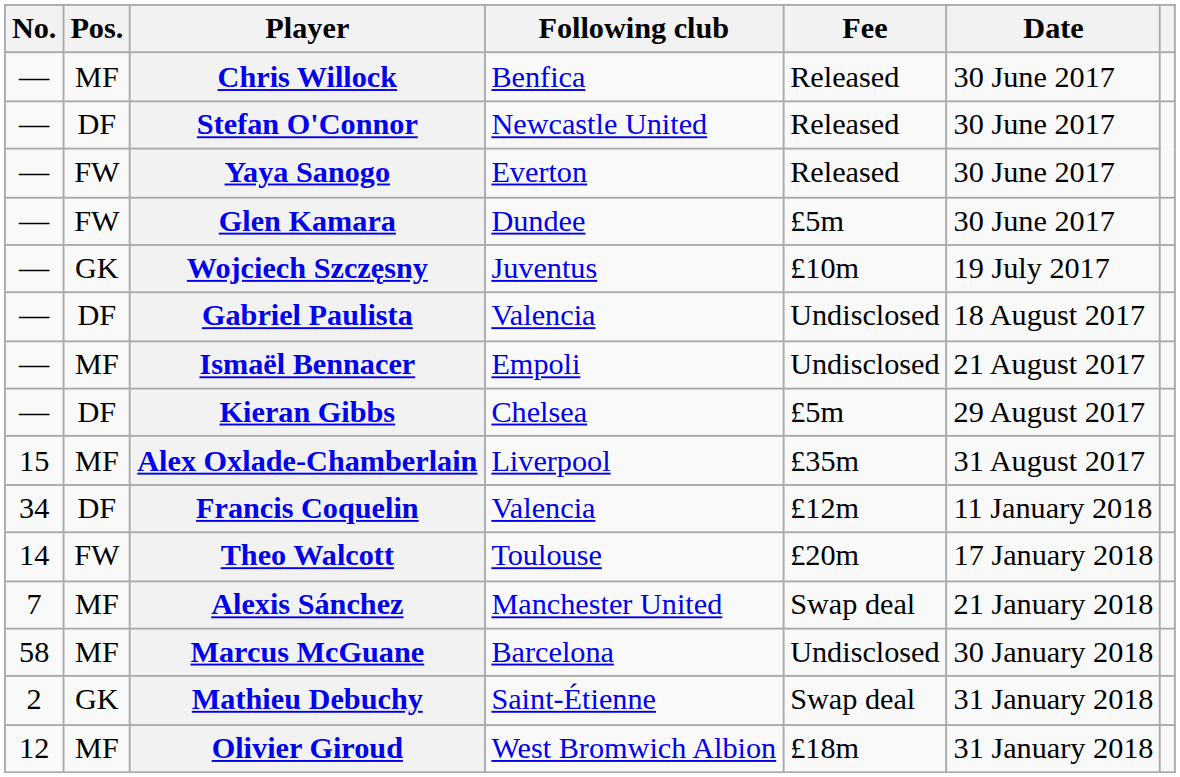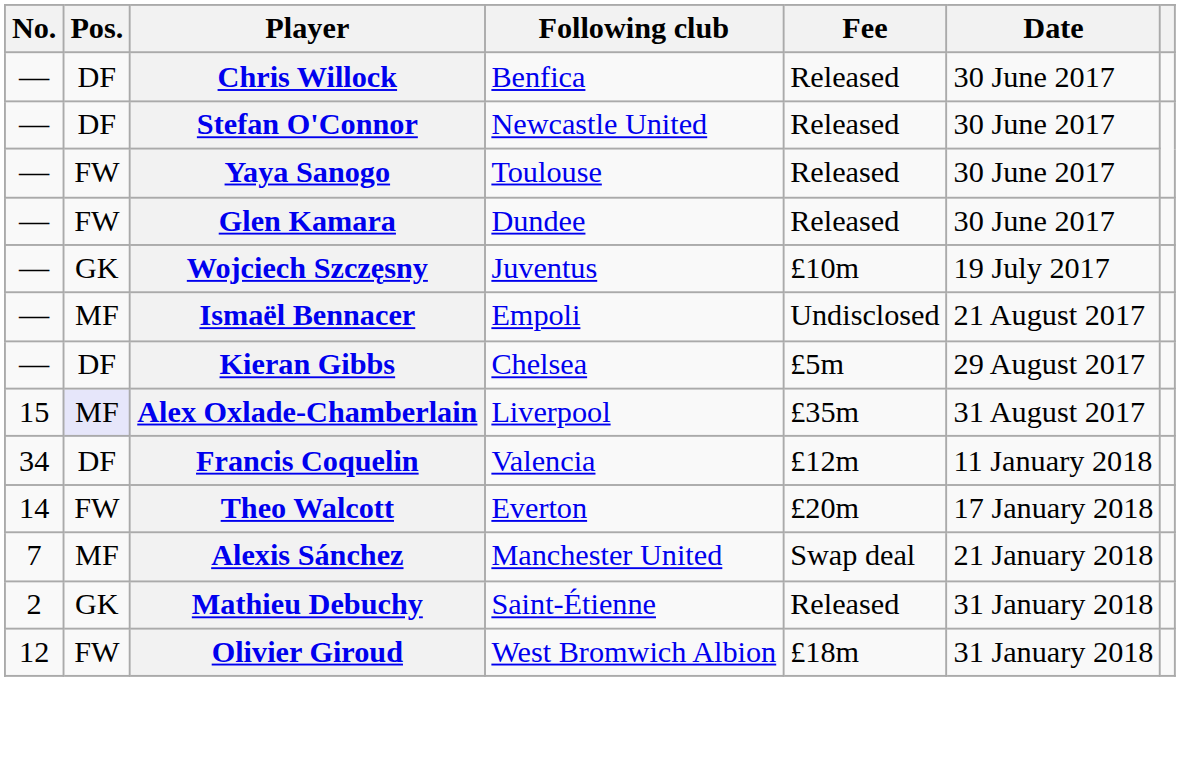(97, 76) MF -> (97, 76) DF
(539, 172) Everton -> (547, 172) Toulouse
(817, 220) £5m -> (845, 220) Released
- row: (307, 316)
(97, 460) no background -> (97, 412) lavender background
(547, 556) Toulouse -> (539, 508) Everton
- row: (307, 651)
(853, 699) Swap deal -> (845, 603) Released
(97, 747) MF -> (97, 651) FW
